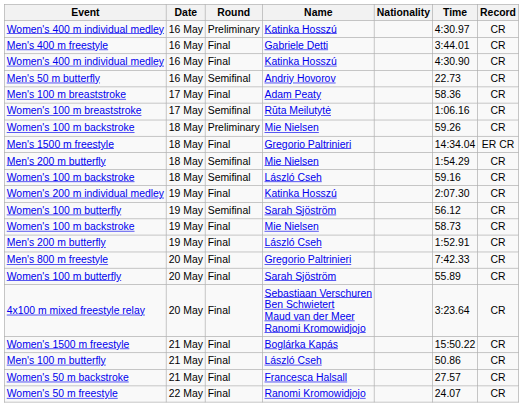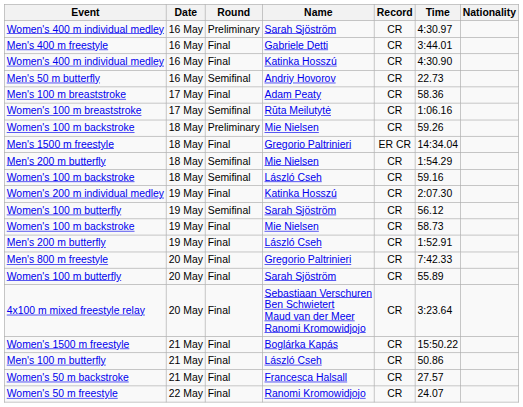columns swapped: (403, 12) <-> (498, 12)
(301, 29) Katinka Hosszú -> (300, 29) Sarah Sjöström
